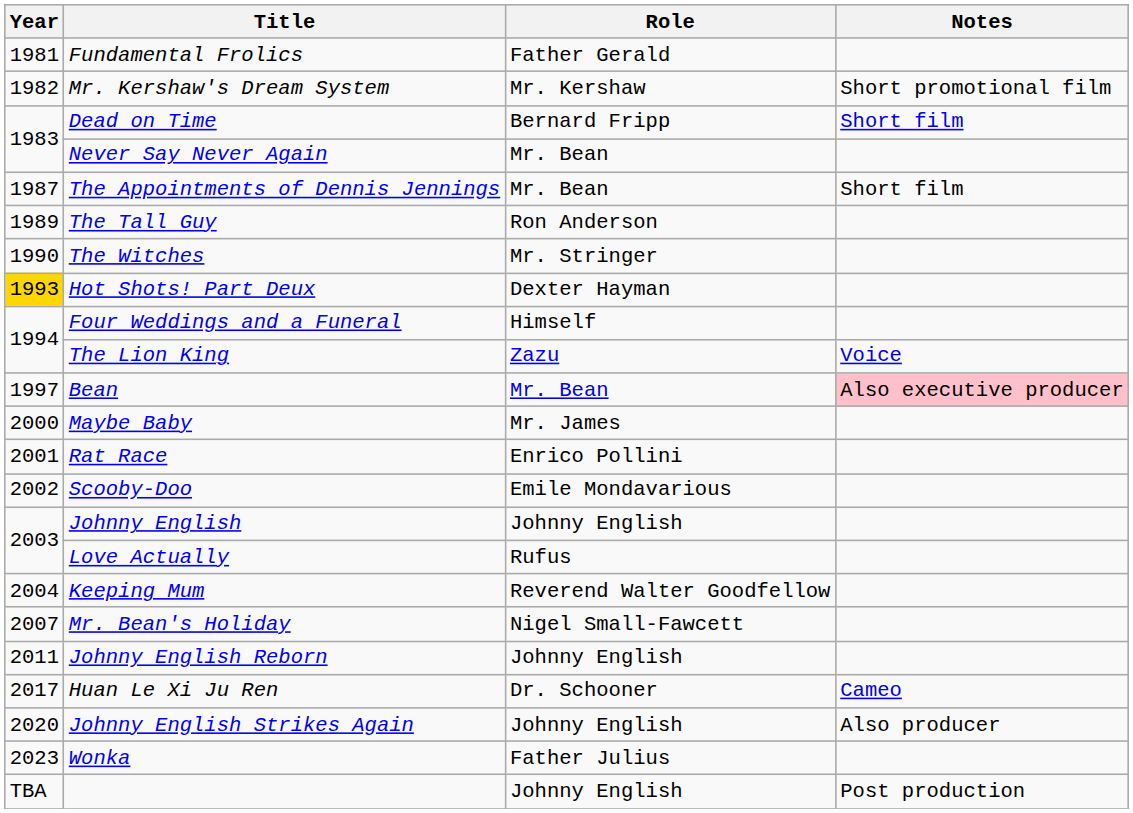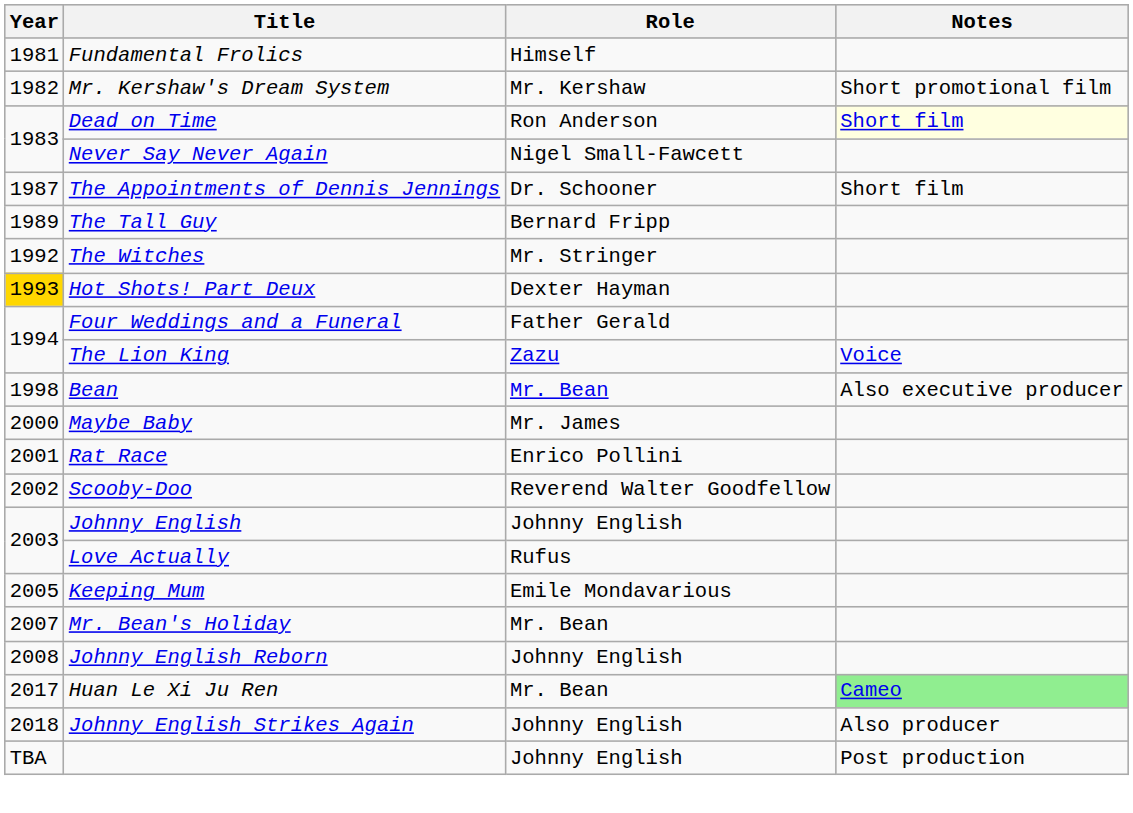(590, 55) Father Gerald -> (553, 55) Himself
(590, 122) Bernard Fripp -> (584, 122) Ron Anderson
(902, 122) no background -> (902, 122) lightyellow background
(559, 155) Mr. Bean -> (627, 155) Nigel Small-Fawcett
(559, 189) Mr. Bean -> (584, 189) Dr. Schooner
(584, 222) Ron Anderson -> (590, 222) Bernard Fripp
(34, 256) 1990 -> (34, 256) 1992
(553, 323) Himself -> (590, 323) Father Gerald
(34, 390) 1997 -> (34, 390) 1998
(982, 390) pink background -> (982, 390) no background
(621, 490) Emile Mondavarious -> (670, 490) Reverend Walter Goodfellow
(34, 591) 2004 -> (34, 591) 2005
(670, 591) Reverend Walter Goodfellow -> (621, 591) Emile Mondavarious
(627, 624) Nigel Small-Fawcett -> (559, 624) Mr. Bean
(34, 658) 2011 -> (34, 658) 2008
(584, 691) Dr. Schooner -> (559, 691) Mr. Bean
(871, 691) no background -> (871, 691) lightgreen background
(34, 725) 2020 -> (34, 725) 2018
- row: (100, 758)
